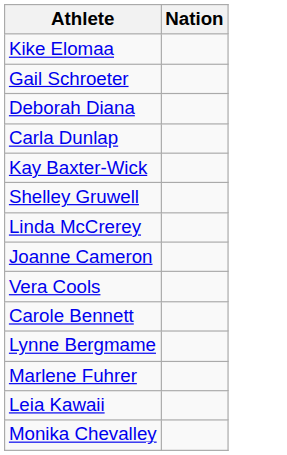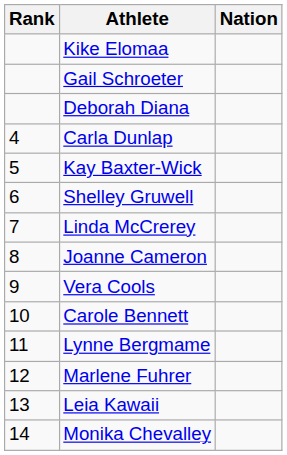+ column: (32, 19)
